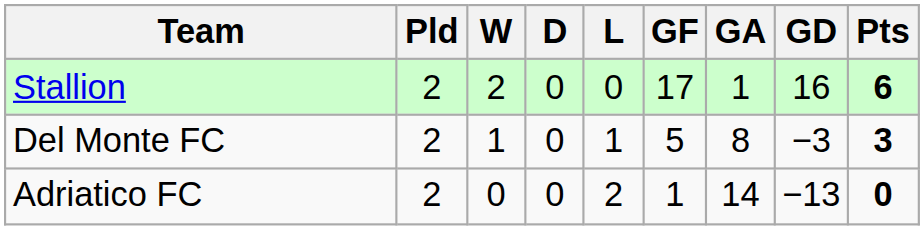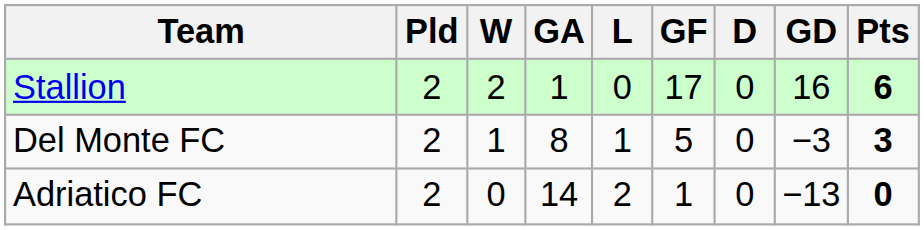columns swapped: (555, 31) <-> (740, 31)
